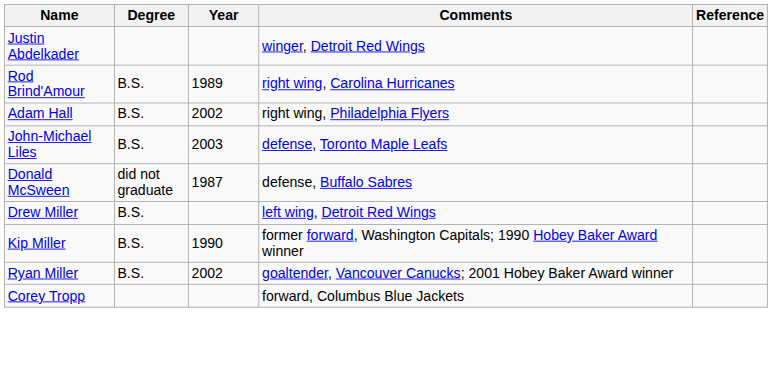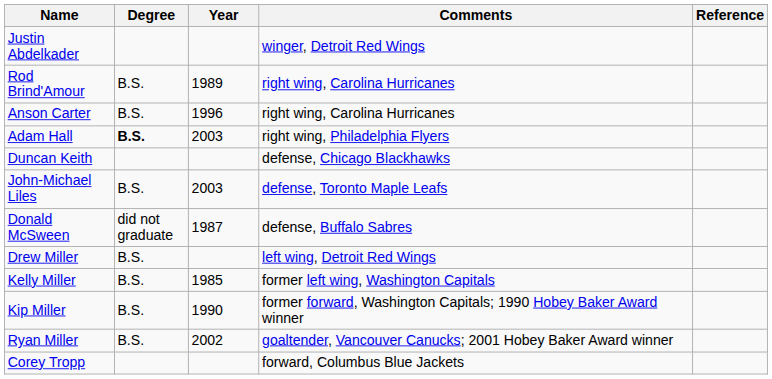+ row: (49, 114)
(131, 114) normal -> (131, 136) bold
(207, 114) 2002 -> (207, 136) 2003
+ row: (50, 158)
+ row: (42, 279)
